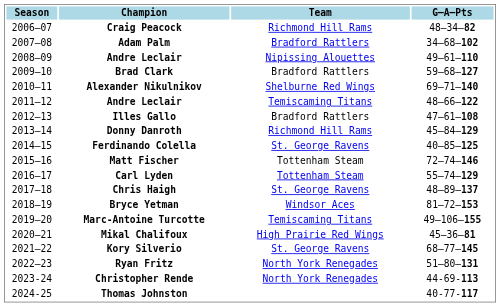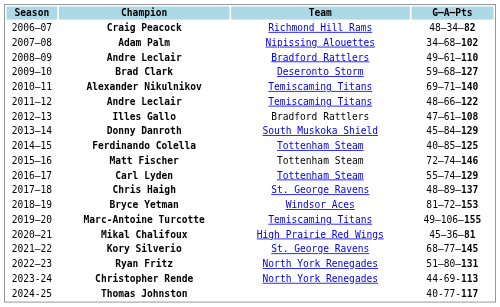(320, 43) Bradford Rattlers -> (320, 43) Nipissing Alouettes
(320, 57) Nipissing Alouettes -> (320, 57) Bradford Rattlers
(320, 72) Bradford Rattlers -> (320, 72) Deseronto Storm
(320, 87) Shelburne Red Wings -> (320, 87) Temiscaming Titans
(320, 131) Richmond Hill Rams -> (320, 131) South Muskoka Shield
(320, 146) St. George Ravens -> (320, 146) Tottenham Steam
